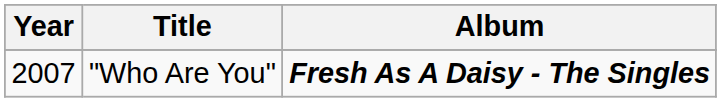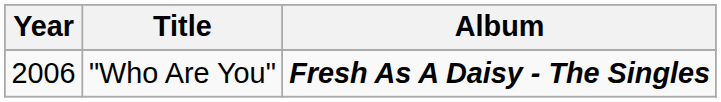(44, 73) 2007 -> (44, 73) 2006
